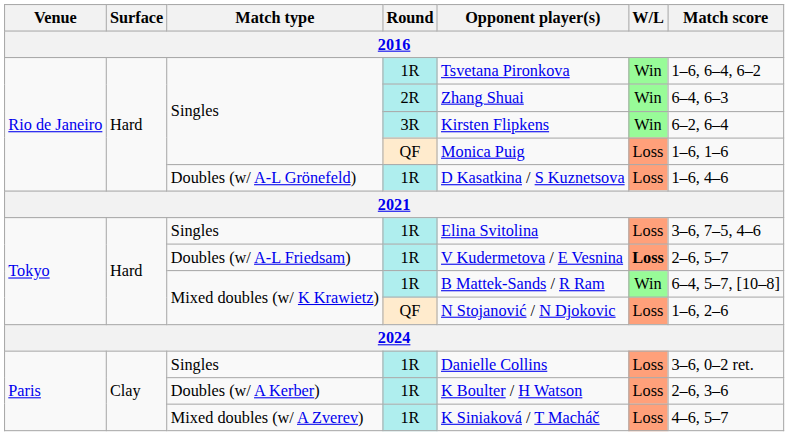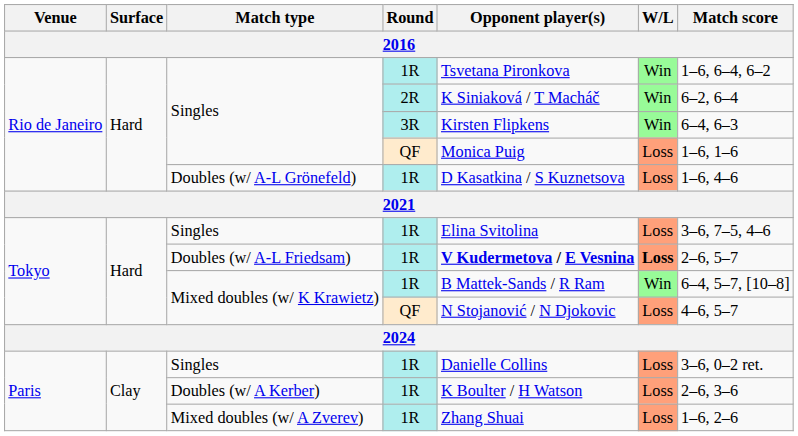(482, 98) Zhang Shuai -> (520, 98) K Siniaková / T Macháč
(700, 98) 6–4, 6–3 -> (710, 98) 6–2, 6–4
(700, 124) 6–2, 6–4 -> (710, 124) 6–4, 6–3
(532, 257) normal -> (538, 257) bold
(700, 311) 1–6, 2–6 -> (710, 311) 4–6, 5–7
(520, 417) K Siniaková / T Macháč -> (482, 417) Zhang Shuai
(700, 417) 4–6, 5–7 -> (710, 417) 1–6, 2–6
